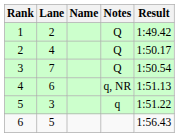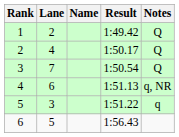columns swapped: (154, 13) <-> (117, 13)
